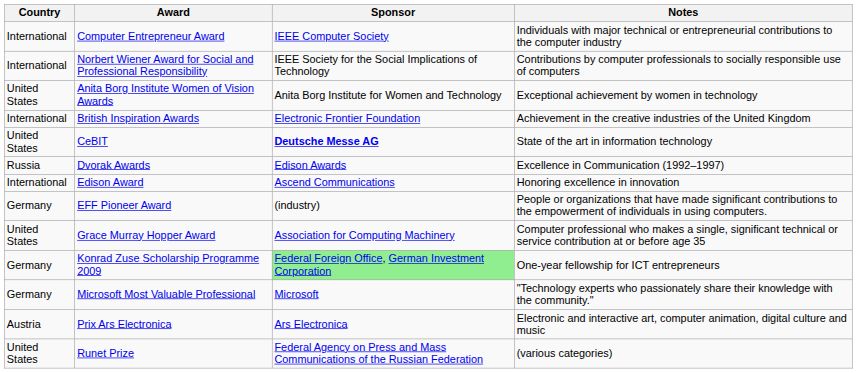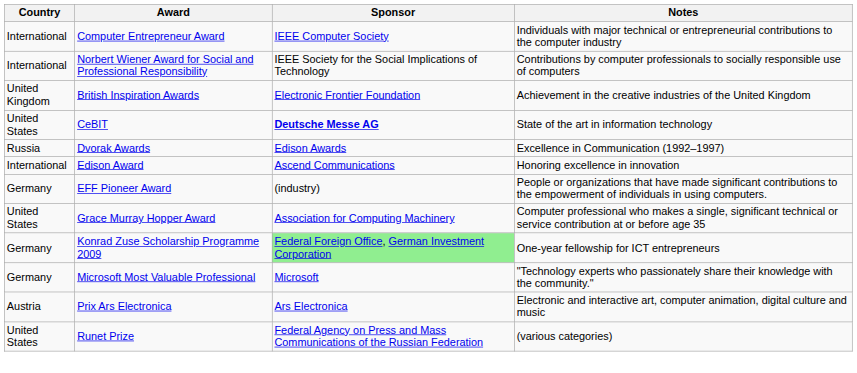- row: (166, 95)
(37, 118) International -> (28, 95) United Kingdom
